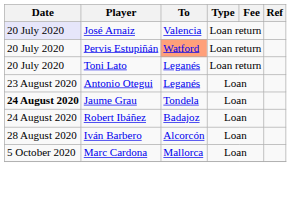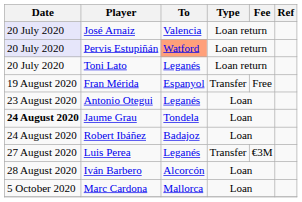(35, 48) no background -> (35, 48) lavender background
+ row: (111, 83)
+ row: (107, 153)
